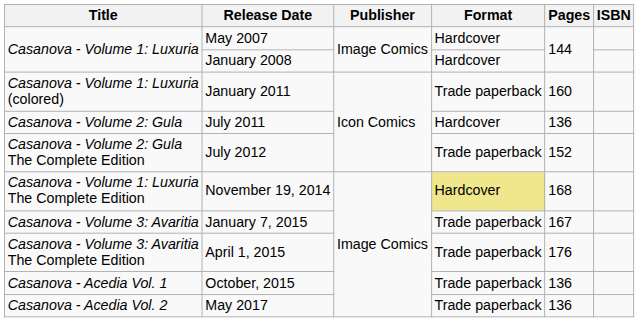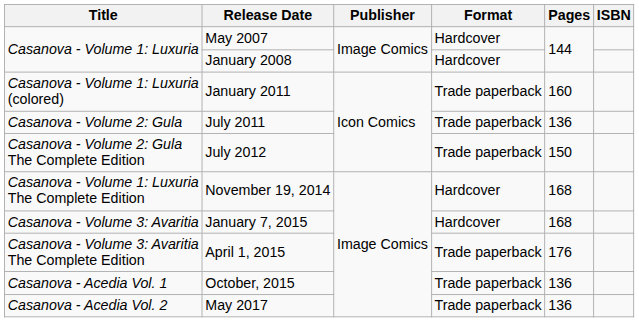(467, 122) Hardcover -> (488, 122) Trade paperback
(560, 152) 152 -> (560, 152) 150
(467, 191) khaki background -> (467, 191) no background
(488, 221) Trade paperback -> (467, 221) Hardcover
(560, 221) 167 -> (560, 221) 168
